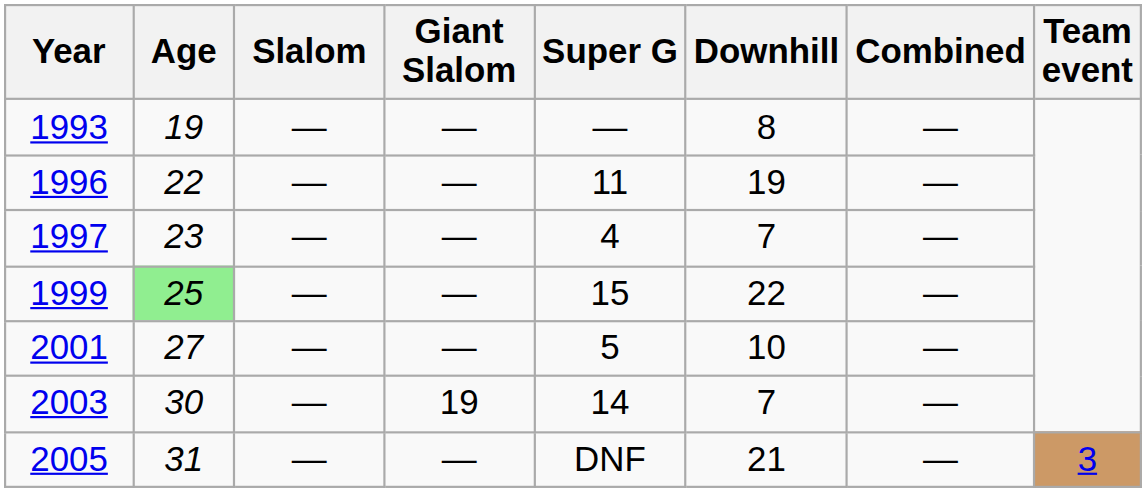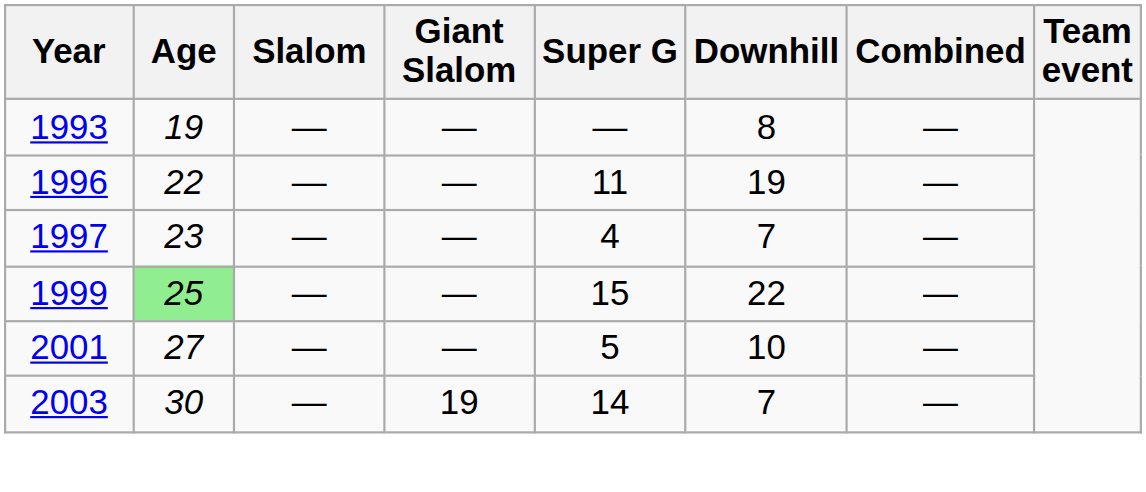- row: (69, 458)
